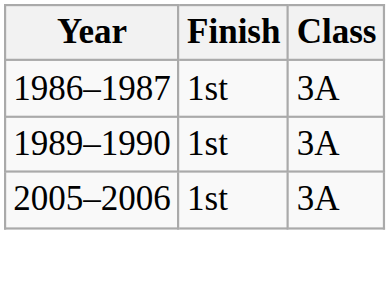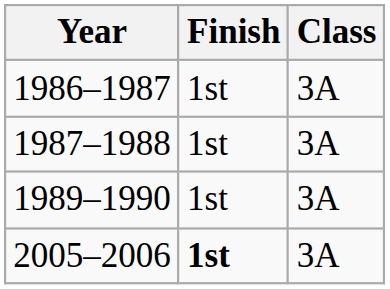+ row: (92, 143)
(207, 198) normal -> (208, 254) bold
